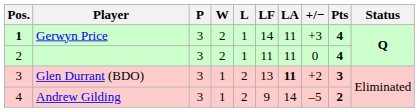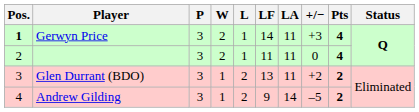(290, 76) bold -> (290, 76) normal
(340, 76) 3 -> (340, 76) 2
